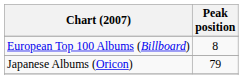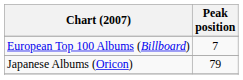(215, 45) 8 -> (215, 45) 7
